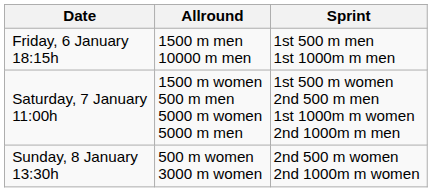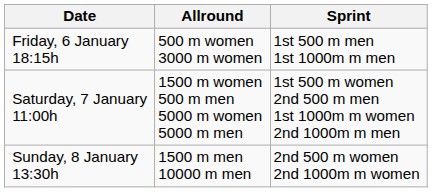(207, 49) 1500 m men 10000 m men -> (212, 49) 500 m women 3000 m women
(212, 165) 500 m women 3000 m women -> (207, 165) 1500 m men 10000 m men
